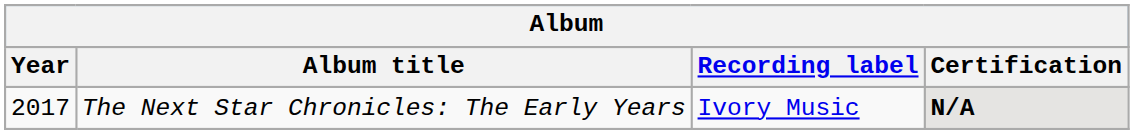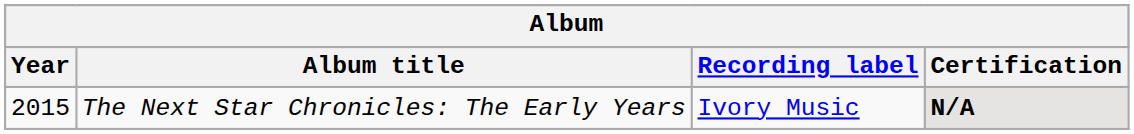(40, 108) 2017 -> (40, 108) 2015
